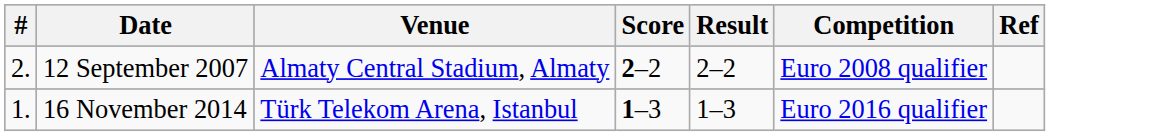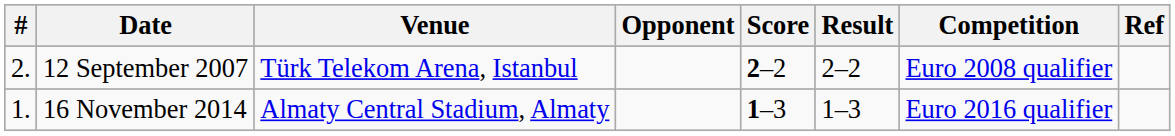+ column: (678, 25)
(435, 67) Almaty Central Stadium, Almaty -> (419, 67) Türk Telekom Arena, Istanbul
(419, 109) Türk Telekom Arena, Istanbul -> (435, 109) Almaty Central Stadium, Almaty
